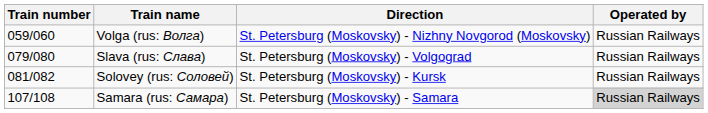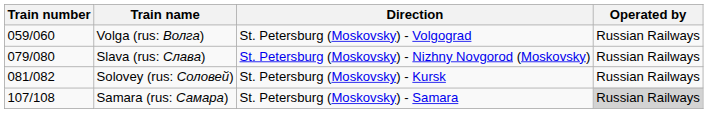(415, 35) St. Petersburg (Moskovsky) - Nizhny Novgorod (Moskovsky) -> (355, 35) St. Petersburg (Moskovsky) - Volgograd
(355, 56) St. Petersburg (Moskovsky) - Volgograd -> (415, 56) St. Petersburg (Moskovsky) - Nizhny Novgorod (Moskovsky)
